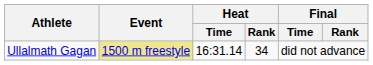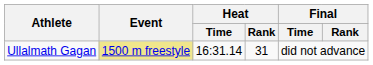(262, 51) 34 -> (262, 51) 31
